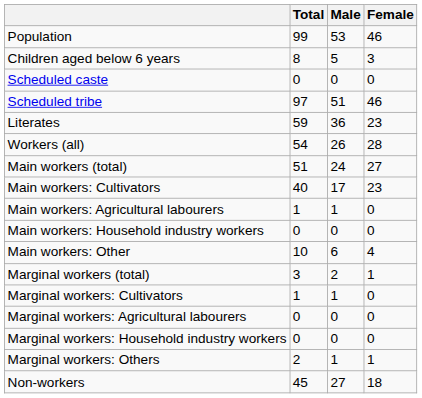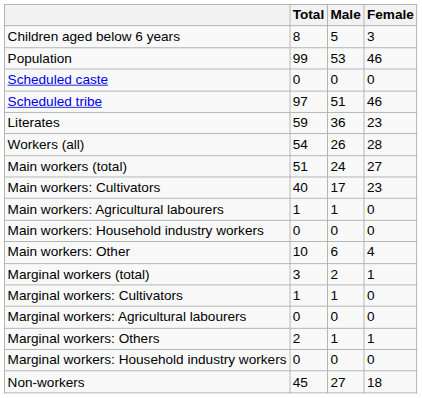rows swapped: (40, 36) <-> (94, 58)
rows swapped: (147, 338) <-> (84, 360)
